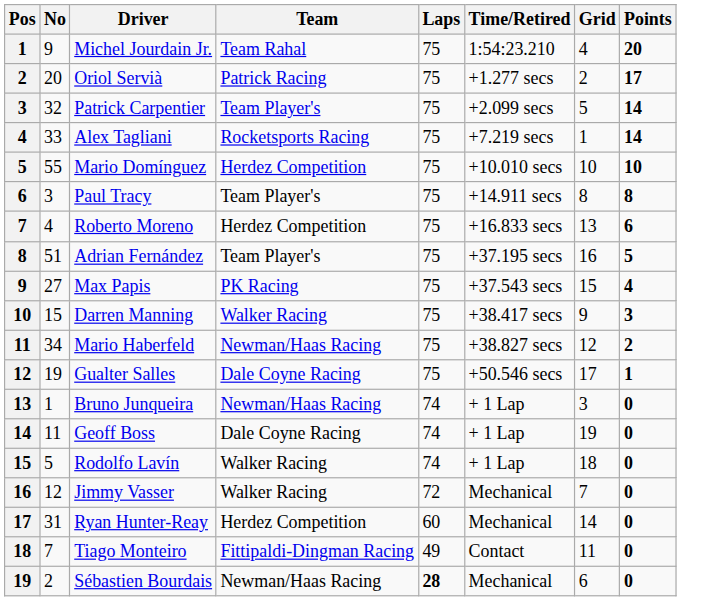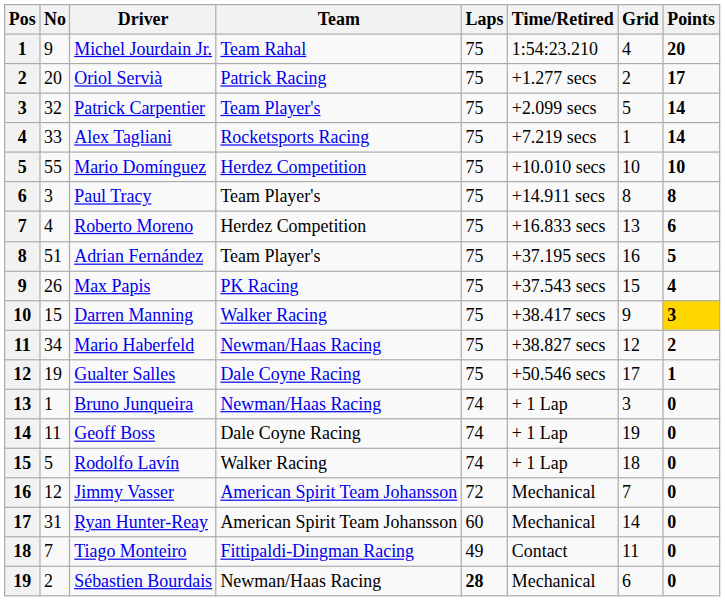(53, 285) 27 -> (53, 285) 26
(628, 315) no background -> (672, 315) gold background
(274, 492) Walker Racing -> (339, 492) American Spirit Team Johansson
(293, 522) Herdez Competition -> (339, 522) American Spirit Team Johansson
